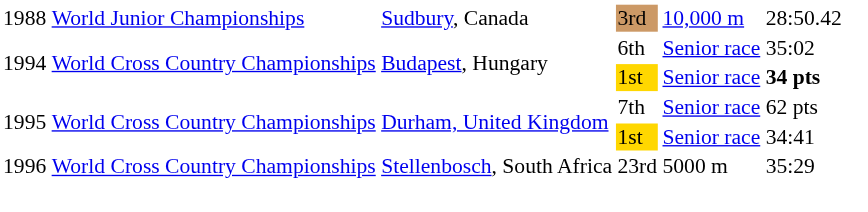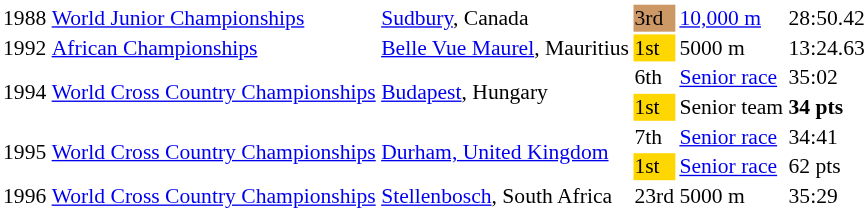+ row: (25, 47)
(711, 77) Senior race -> (731, 107) Senior team
(792, 107) 62 pts -> (813, 136) 34:41
(790, 136) 34:41 -> (815, 166) 62 pts
